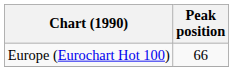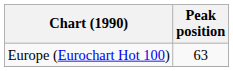(201, 54) 66 -> (201, 54) 63
